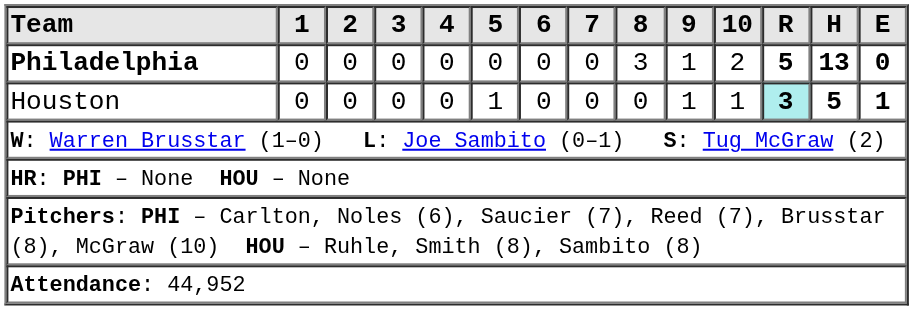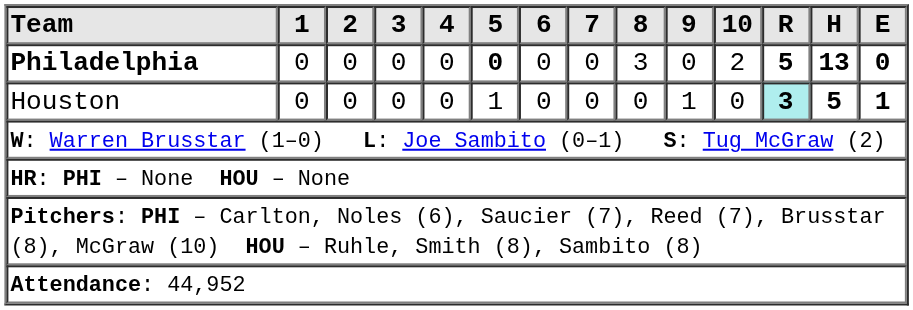(495, 63) normal -> (495, 63) bold
(689, 63) 1 -> (689, 63) 0
(737, 101) 1 -> (737, 101) 0
